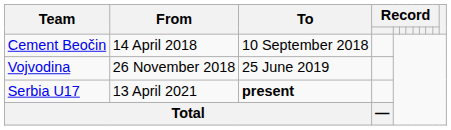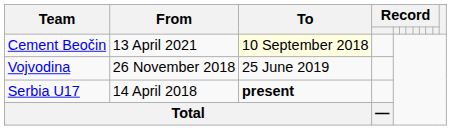(155, 45) 14 April 2018 -> (155, 45) 13 April 2021
(305, 45) no background -> (305, 45) lightyellow background
(155, 91) 13 April 2021 -> (155, 91) 14 April 2018
